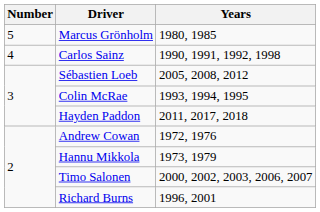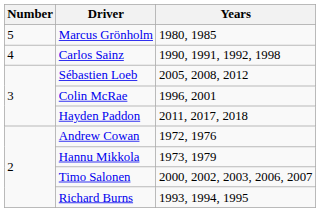(204, 95) 1993, 1994, 1995 -> (188, 95) 1996, 2001
(188, 197) 1996, 2001 -> (204, 197) 1993, 1994, 1995
